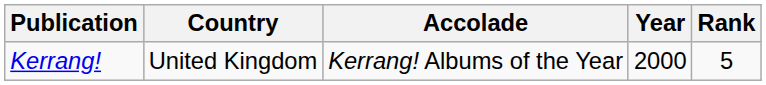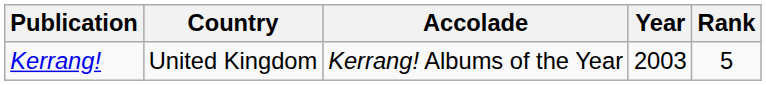(660, 60) 2000 -> (660, 60) 2003
